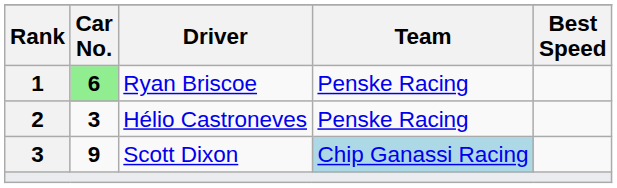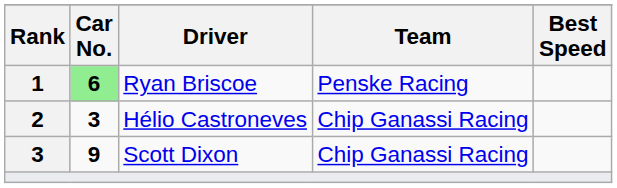(393, 119) Penske Racing -> (423, 119) Chip Ganassi Racing
(423, 155) lightblue background -> (423, 155) no background
